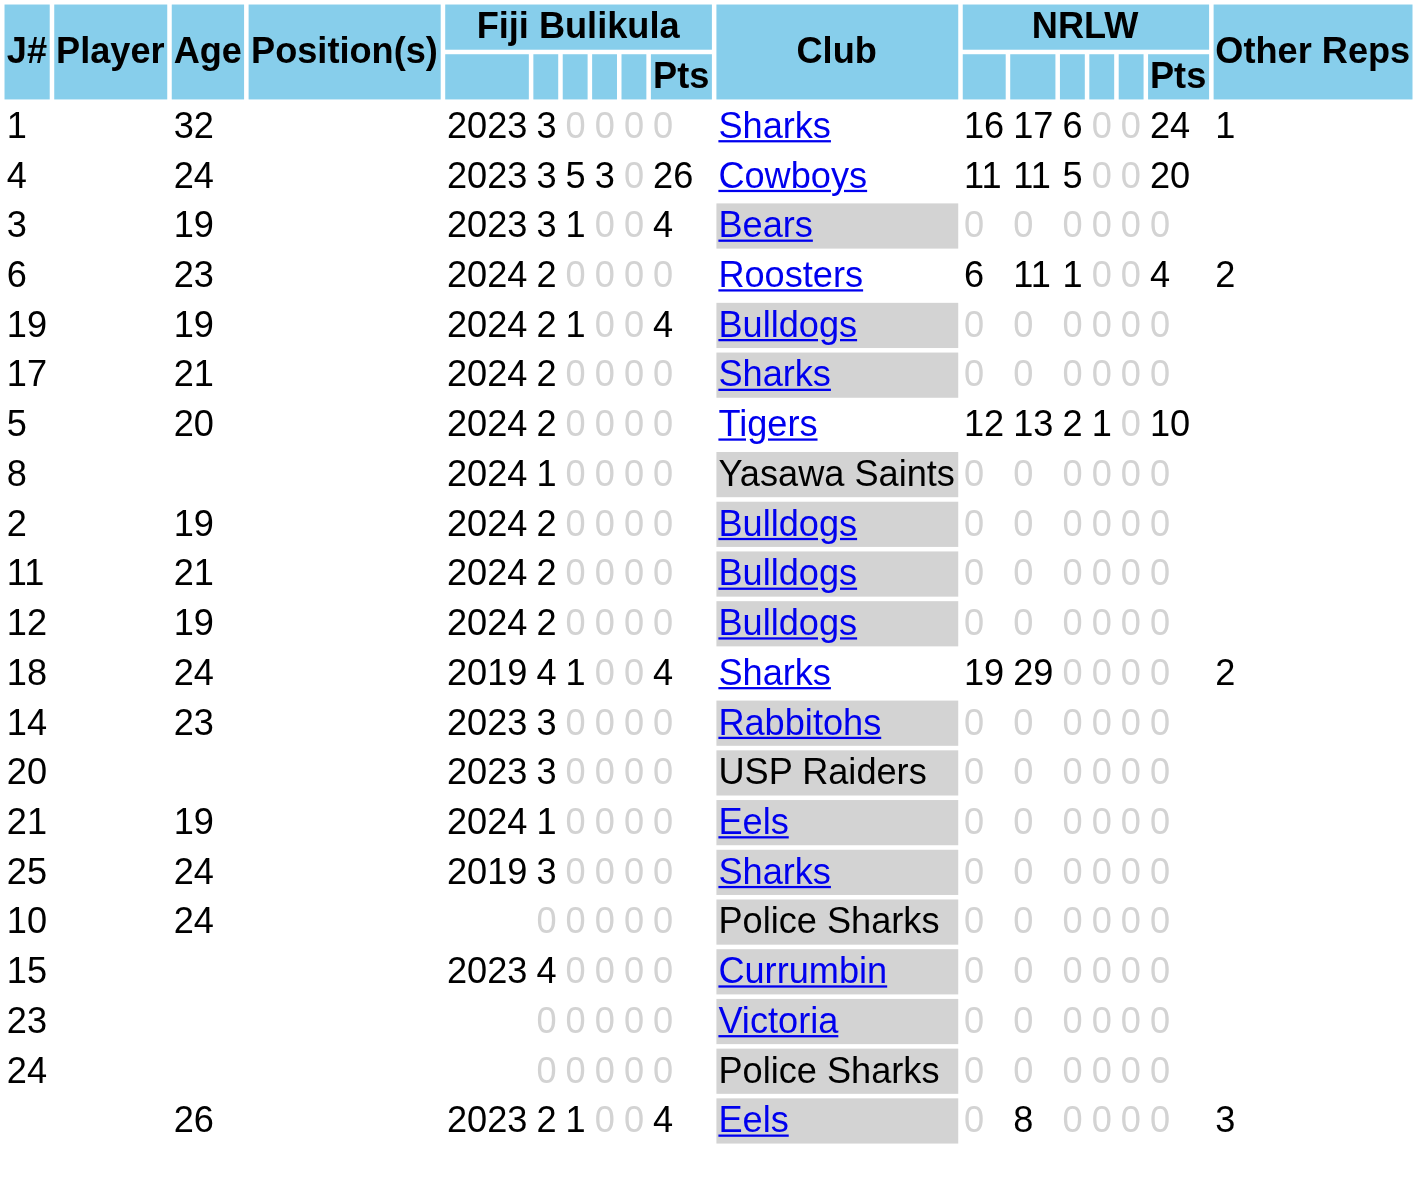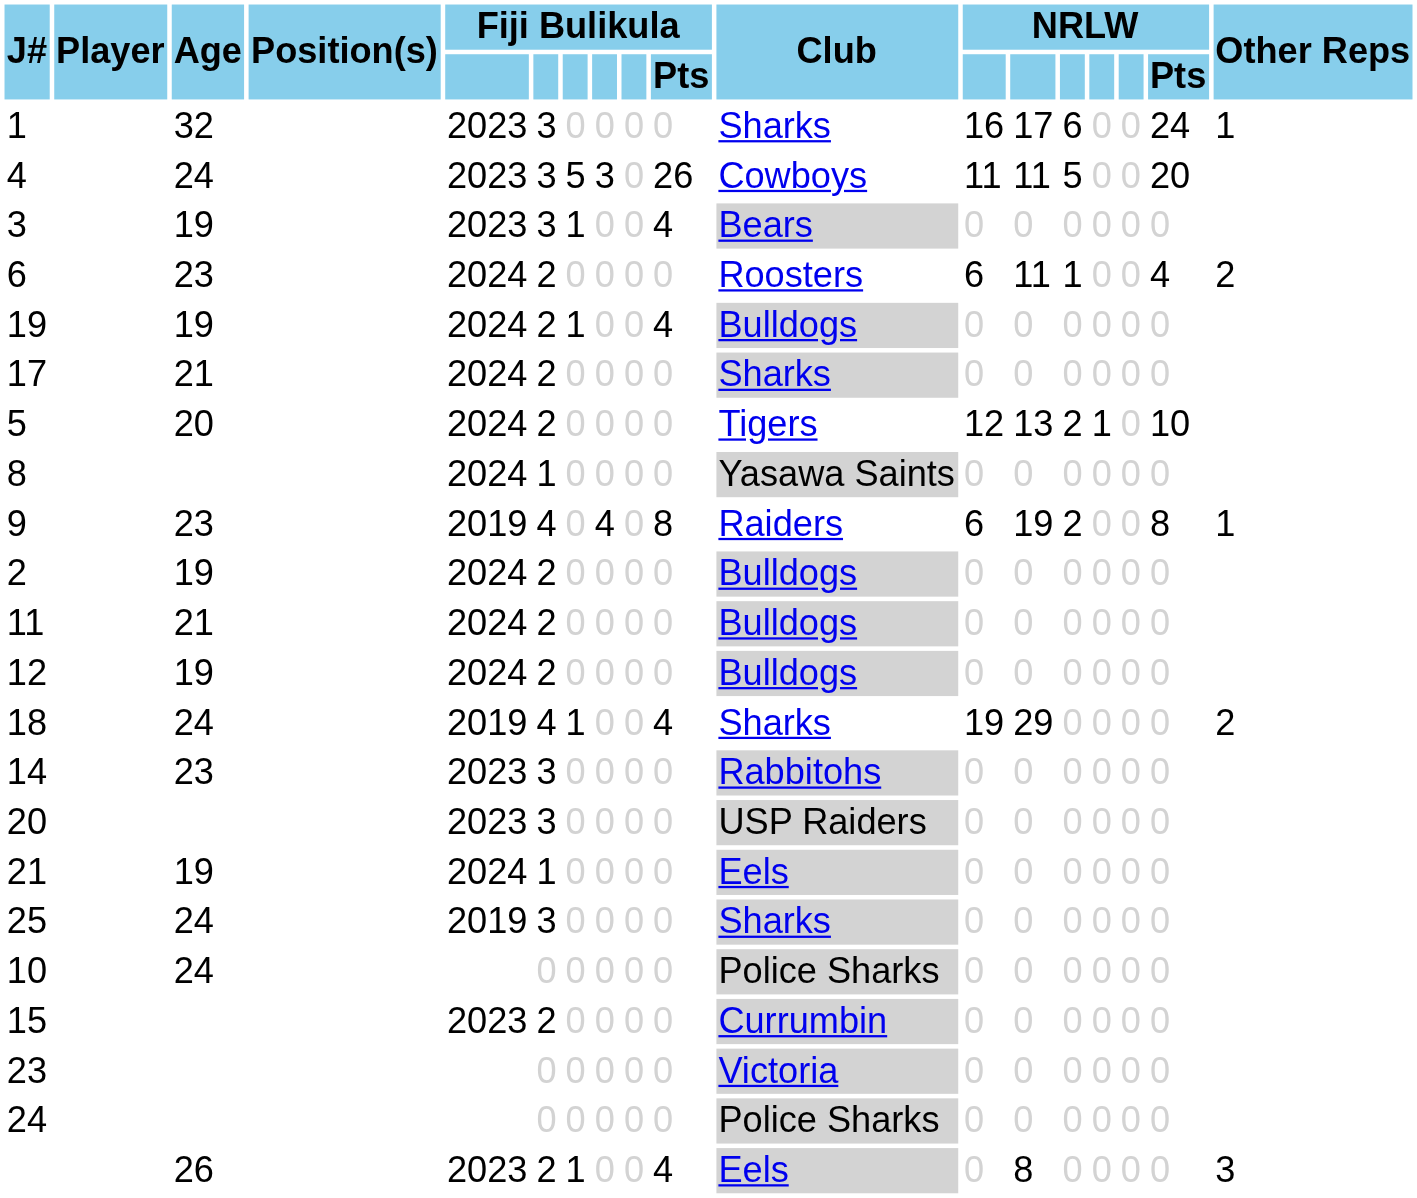+ row: (17, 523)
(546, 971) 4 -> (546, 1020) 2
